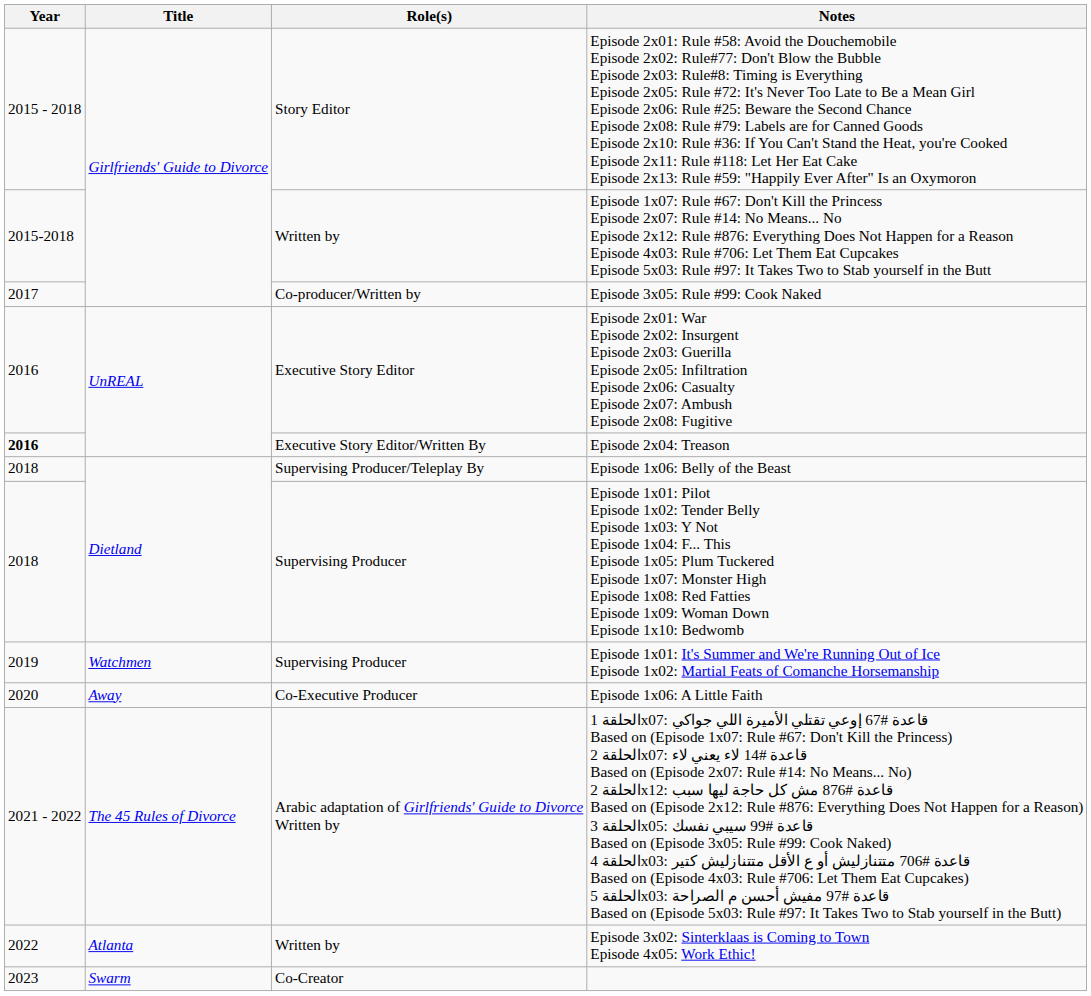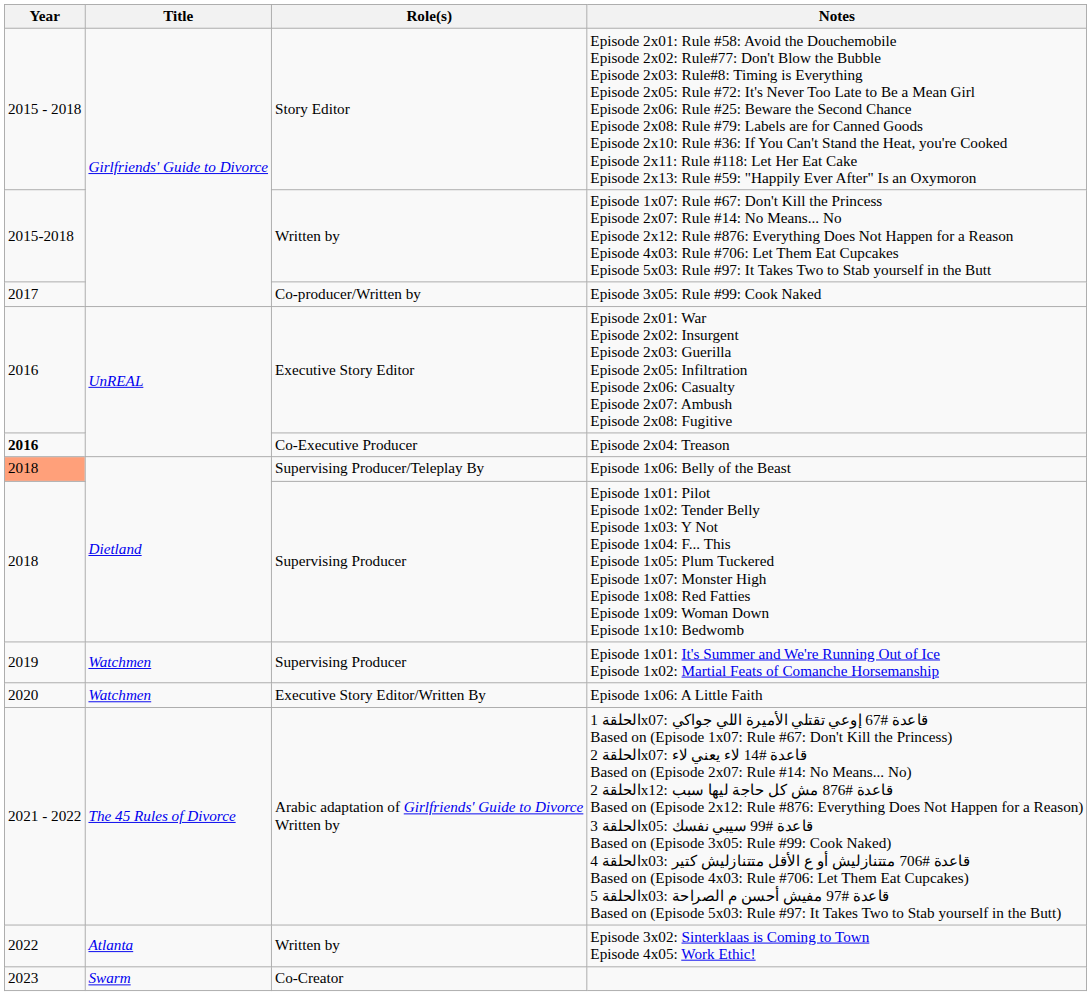(380, 444) Executive Story Editor/Written By -> (346, 444) Co-Executive Producer
(23, 468) no background -> (23, 468) lightsalmon background
(105, 695) Away -> (120, 695) Watchmen
(346, 695) Co-Executive Producer -> (380, 695) Executive Story Editor/Written By
